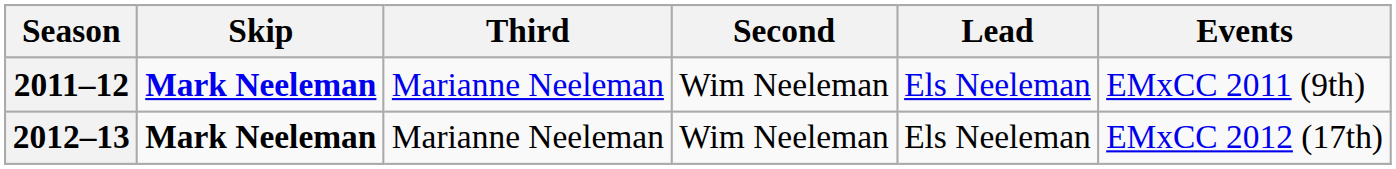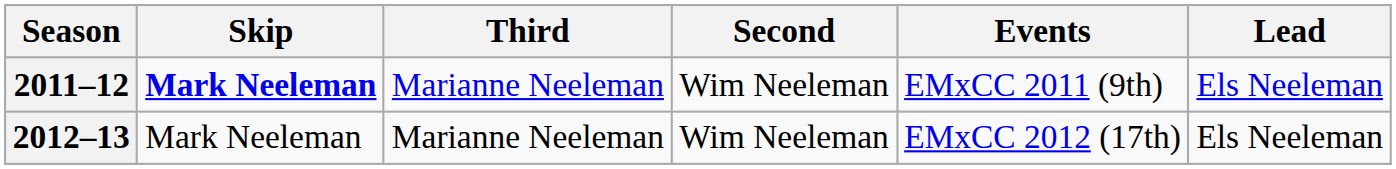columns swapped: (997, 31) <-> (1245, 31)
(261, 137) bold -> (253, 137) normal
